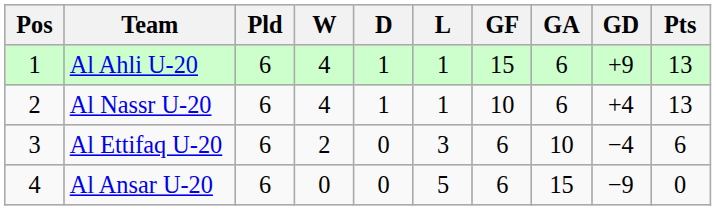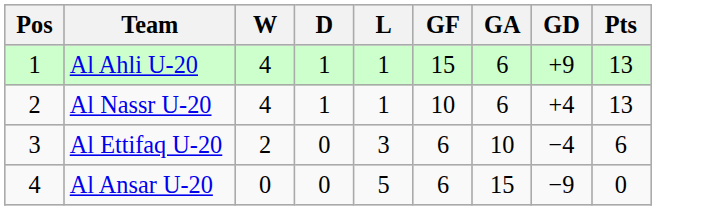- column: (265, 24)
